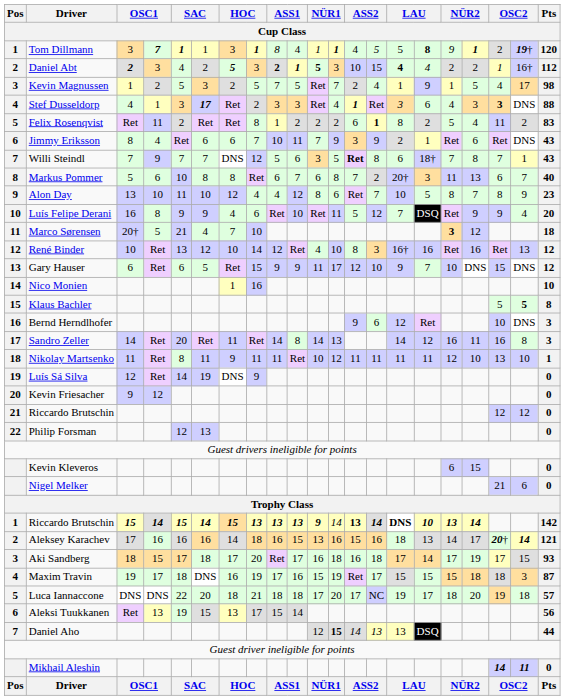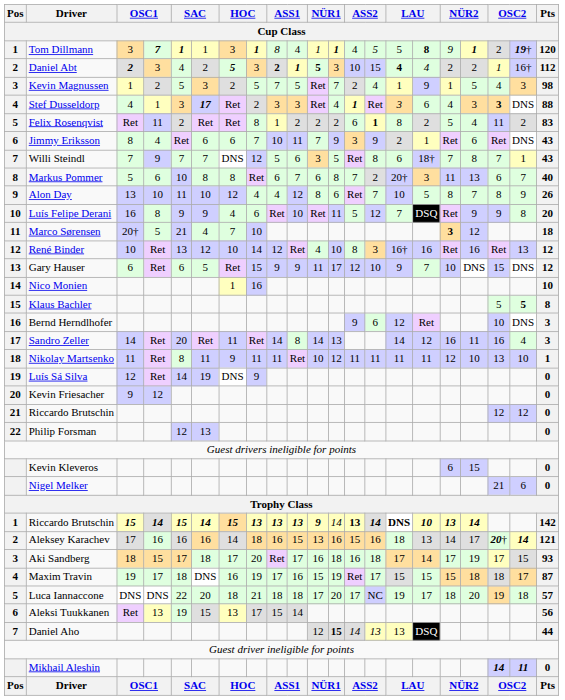(524, 85) 17 -> (523, 85) 3
(355, 158) bold -> (355, 158) normal
(549, 194) 23 -> (548, 194) 26
(524, 213) 4 -> (523, 213) 8
(524, 340) 8 -> (523, 340) 4
(524, 576) 3 -> (523, 576) 17
